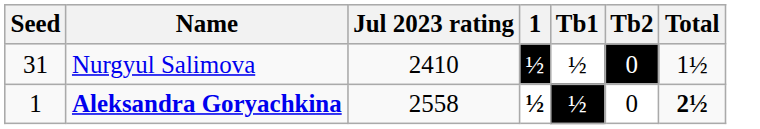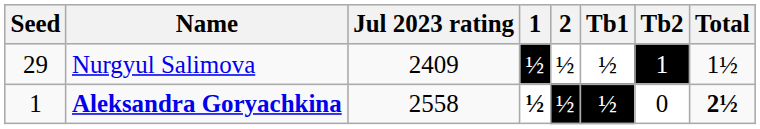+ column: (565, 24)
(35, 63) 31 -> (35, 63) 29
(434, 63) 2410 -> (434, 63) 2409
(632, 63) 0 -> (662, 63) 1
